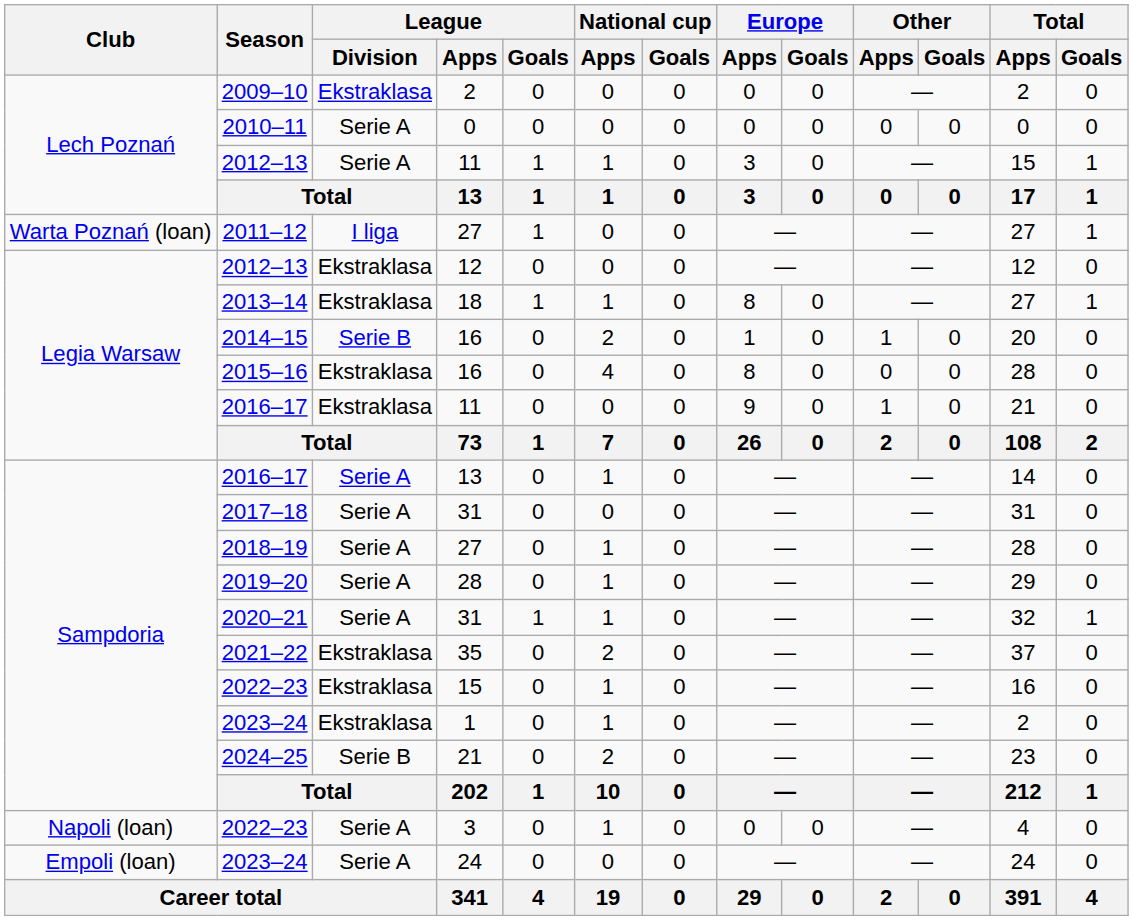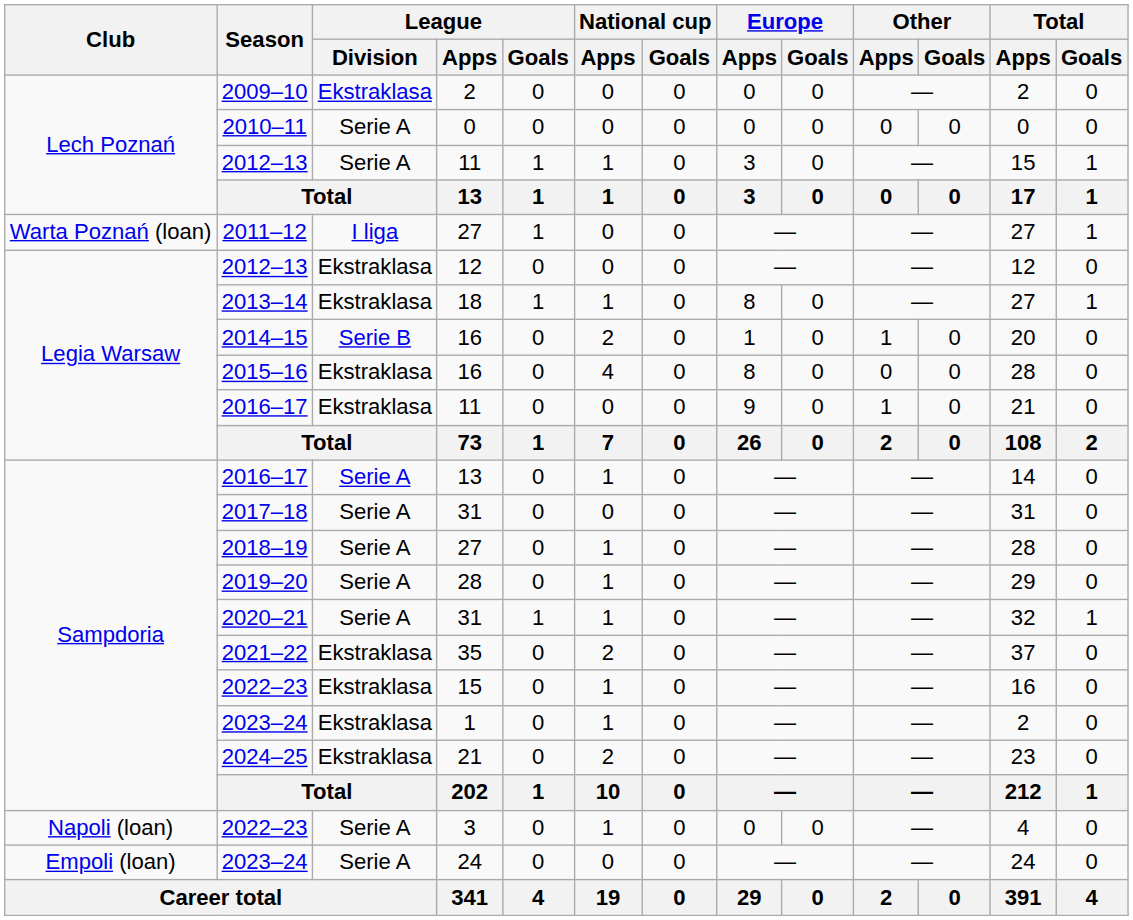(375, 757) Serie B -> (375, 757) Ekstraklasa
